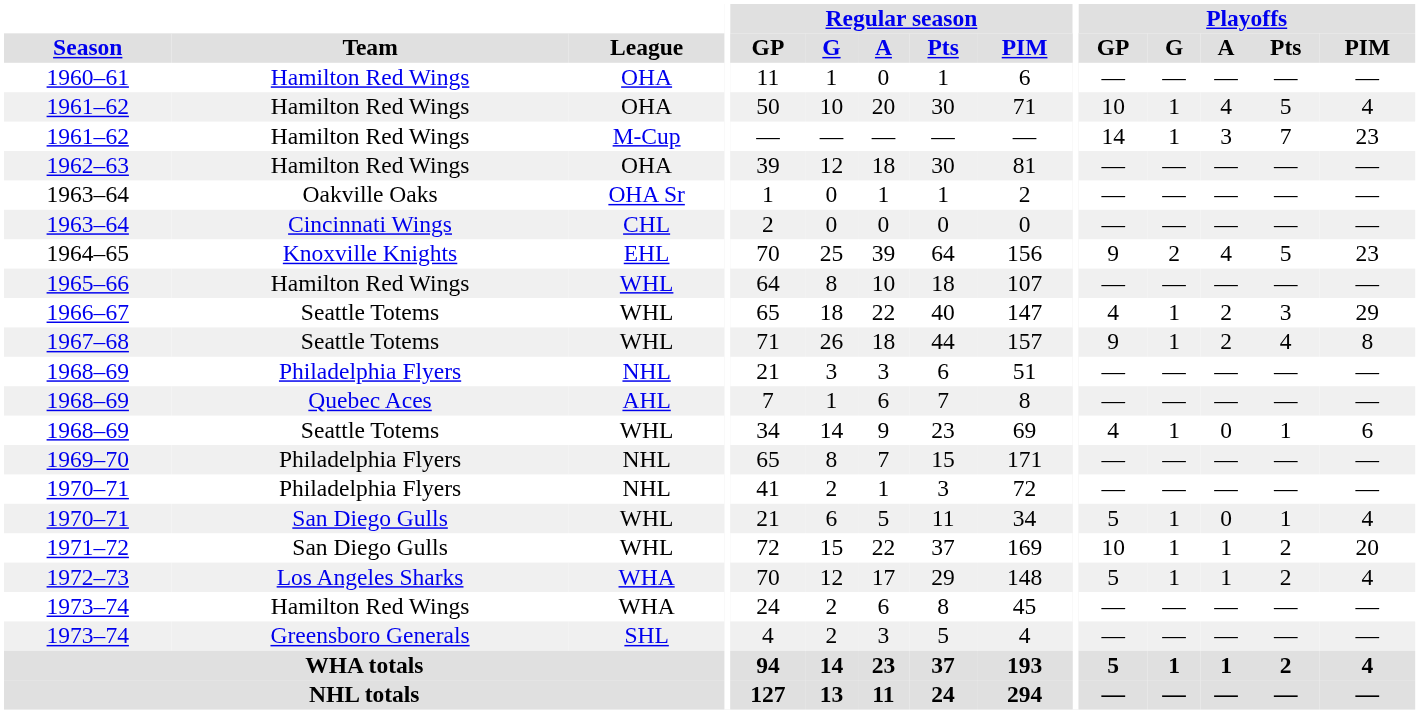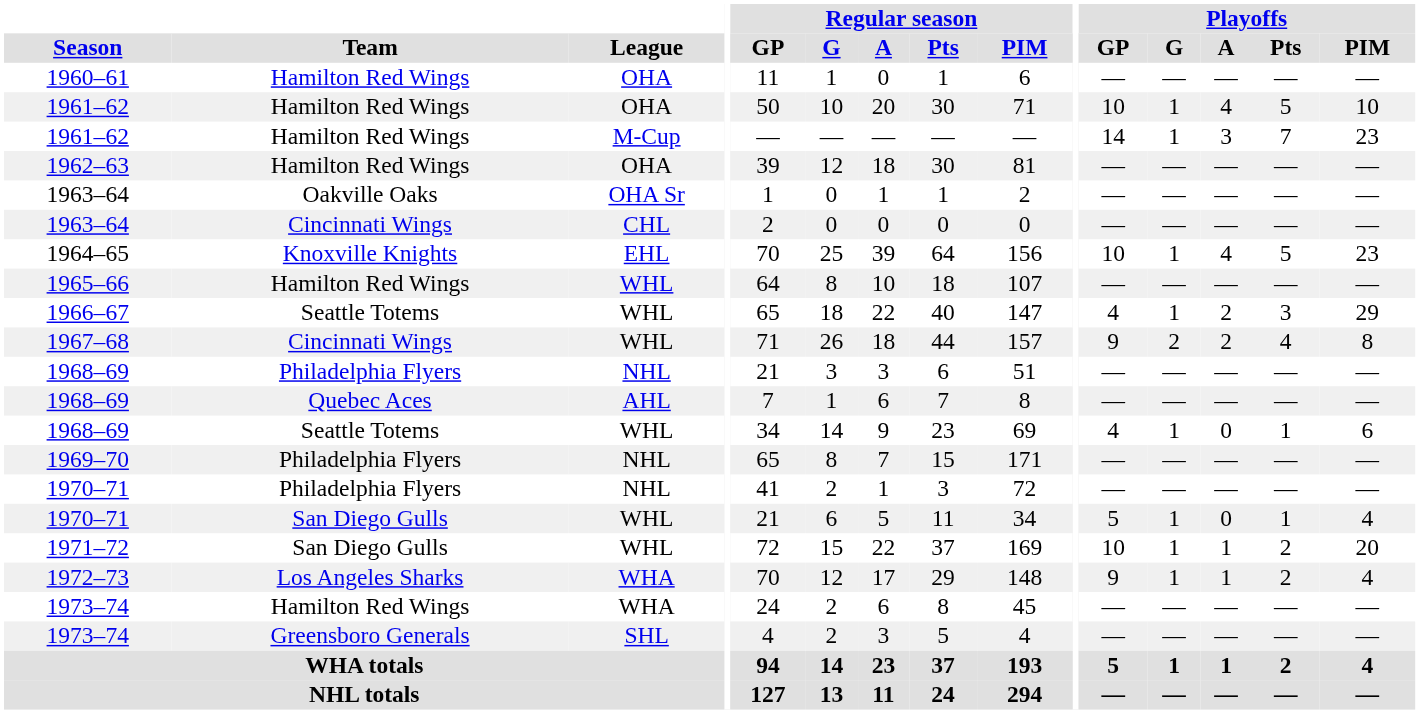(1367, 106) 4 -> (1367, 106) 10
(1113, 253) 9 -> (1113, 253) 10
(1174, 253) 2 -> (1174, 253) 1
(370, 341) Seattle Totems -> (370, 341) Cincinnati Wings
(1174, 341) 1 -> (1174, 341) 2
(1113, 577) 5 -> (1113, 577) 9
